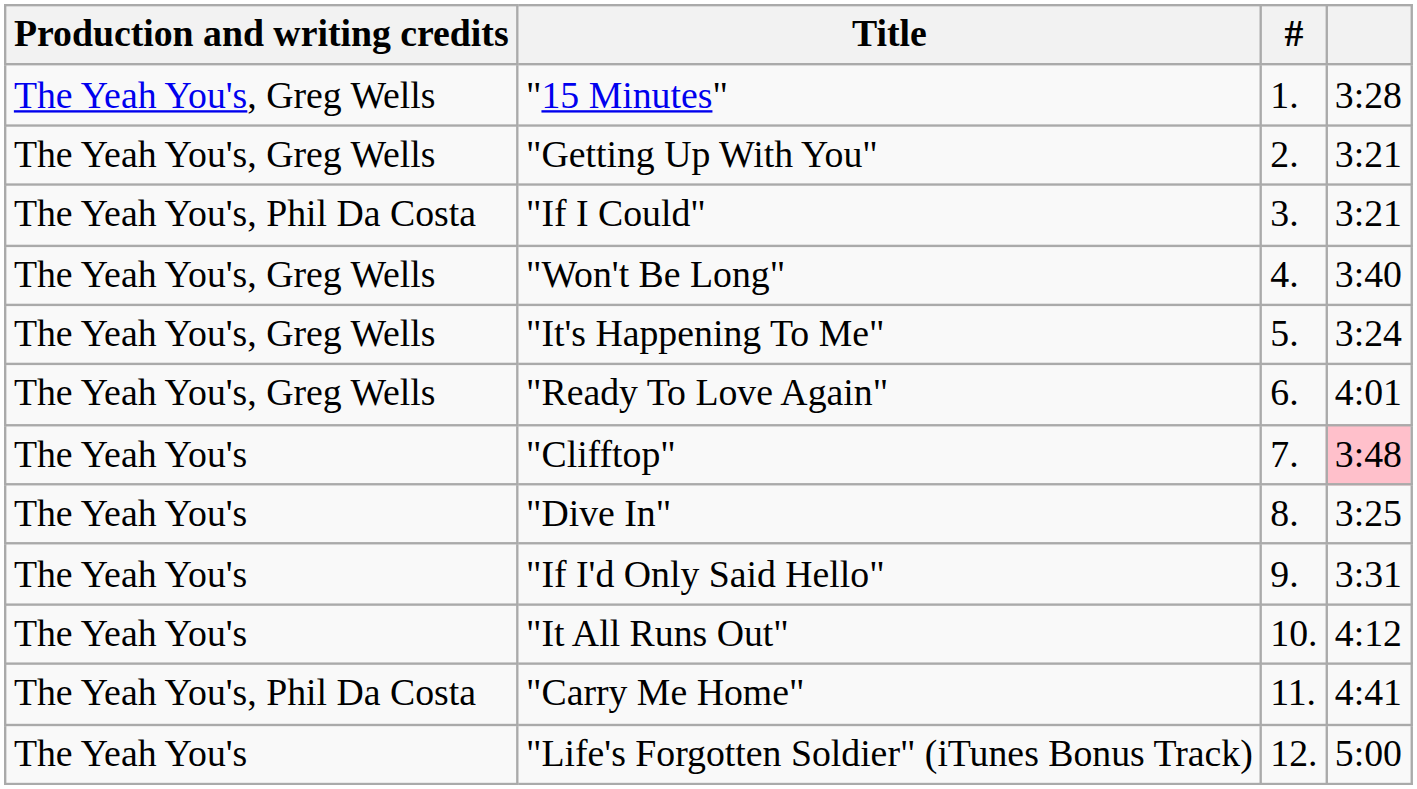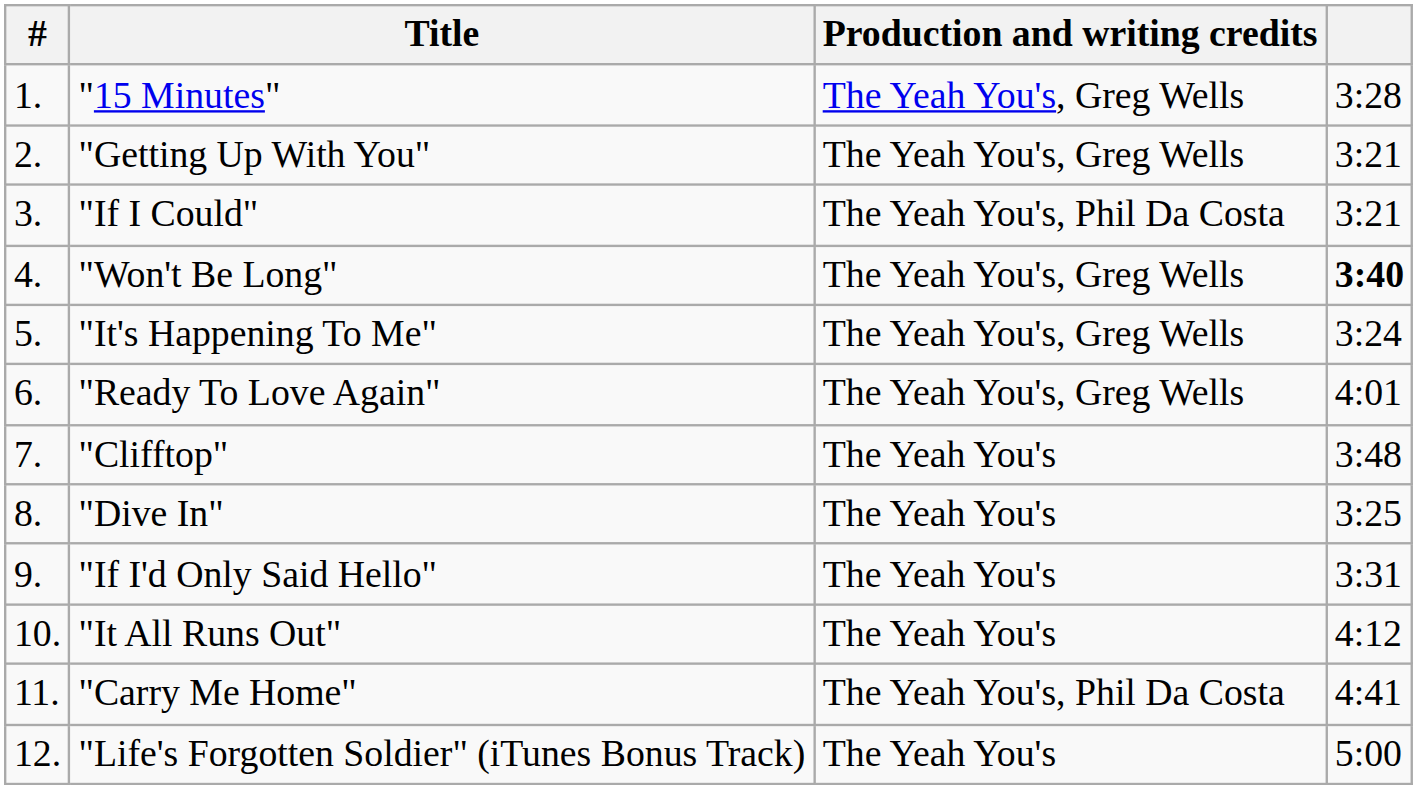columns swapped: (1294, 34) <-> (261, 34)
(1368, 273) normal -> (1369, 273) bold
(1368, 453) pink background -> (1368, 453) no background
